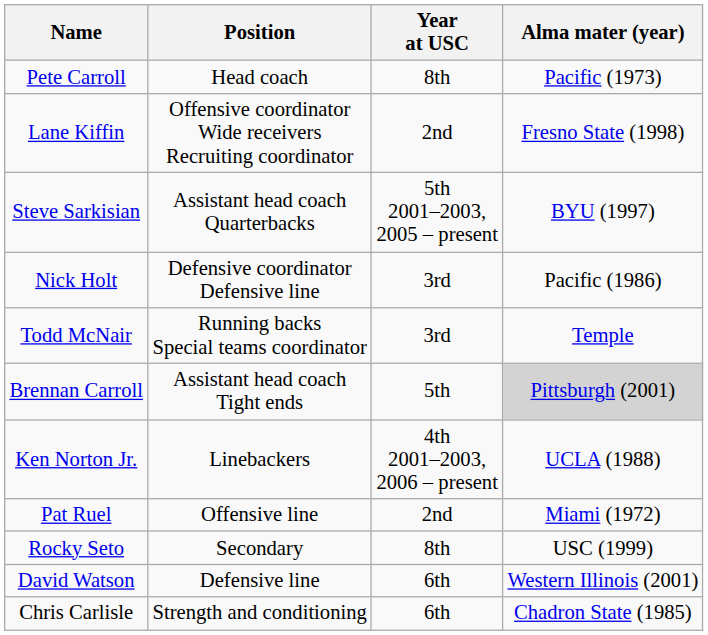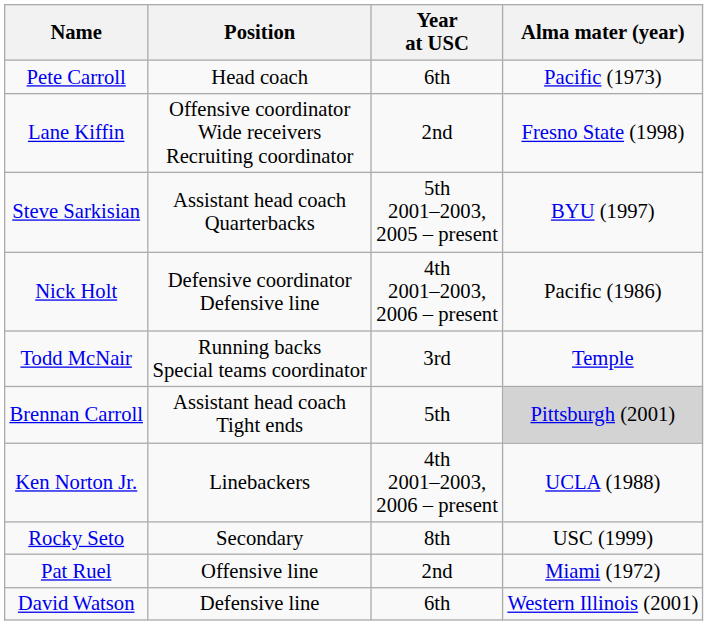(437, 76) 8th -> (437, 76) 6th
(437, 279) 3rd -> (437, 291) 4th 2001–2003, 2006 – present
rows swapped: (76, 514) <-> (76, 547)
- row: (76, 613)
